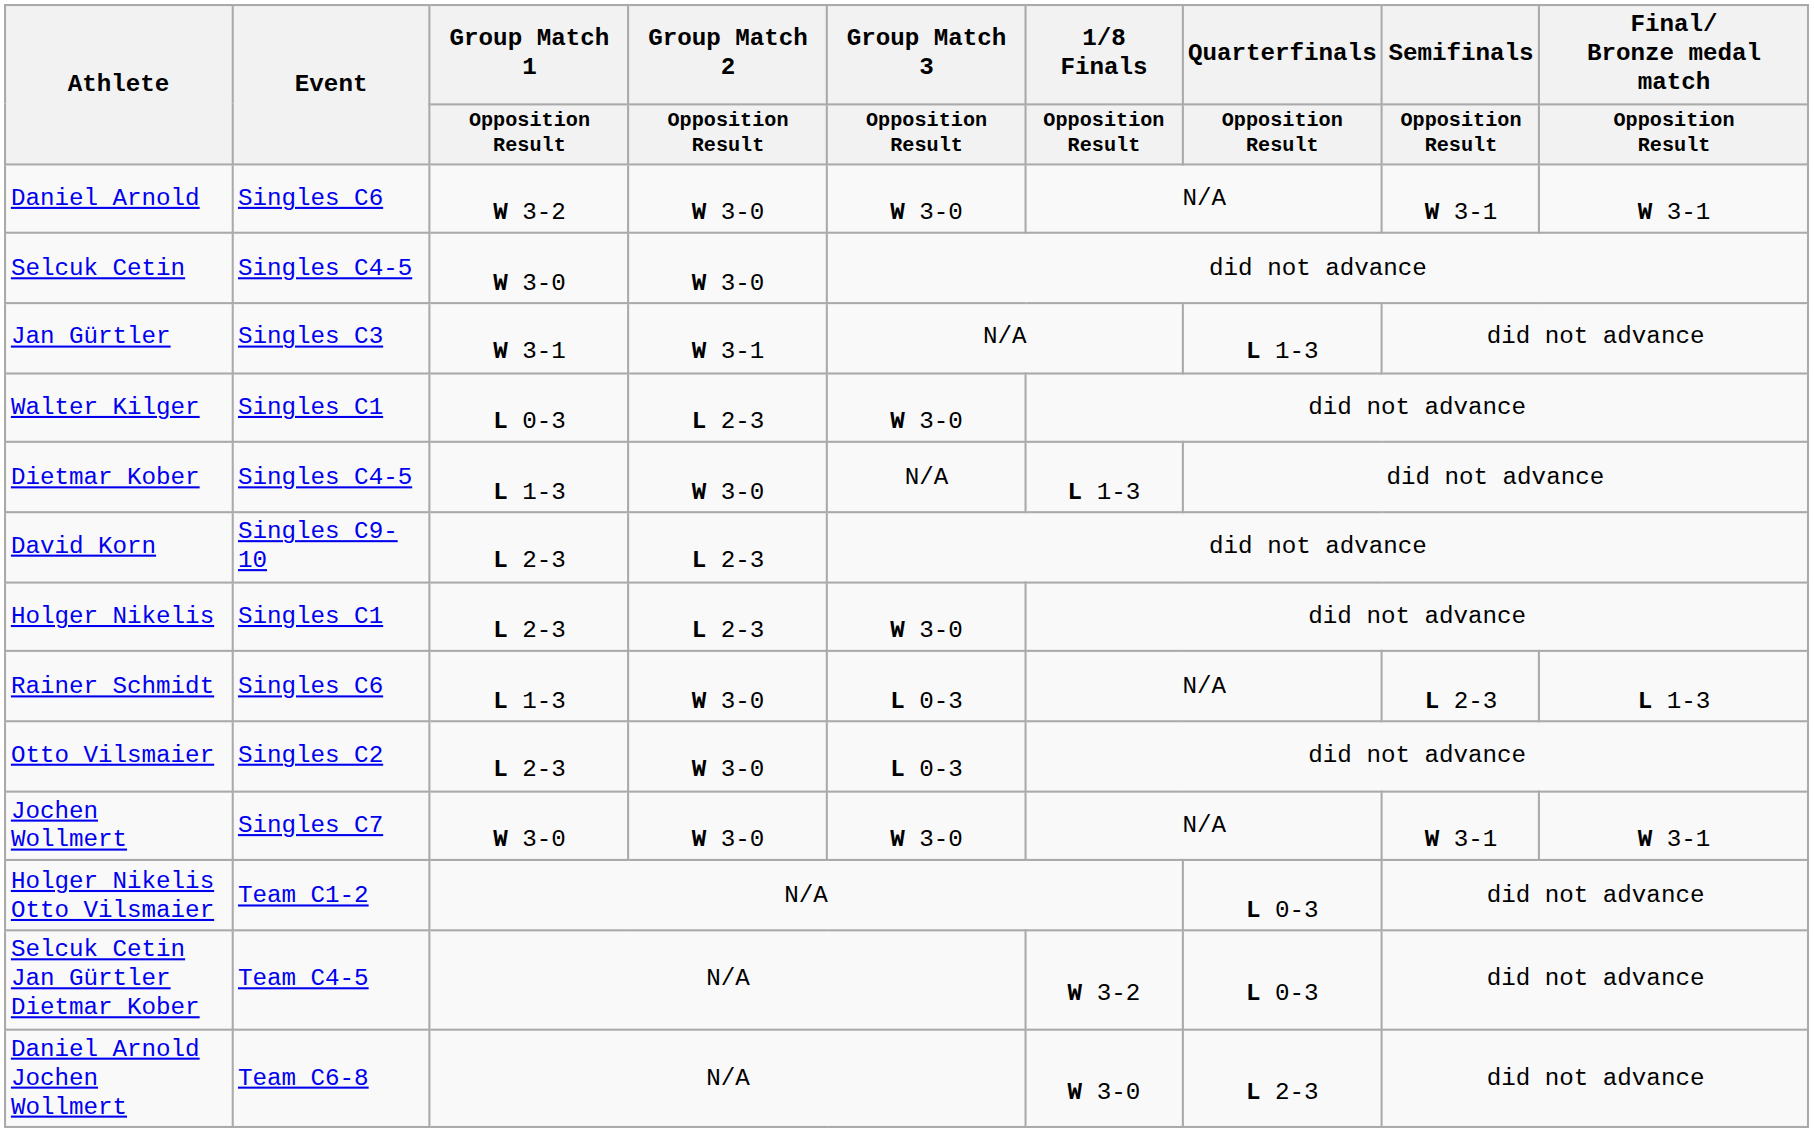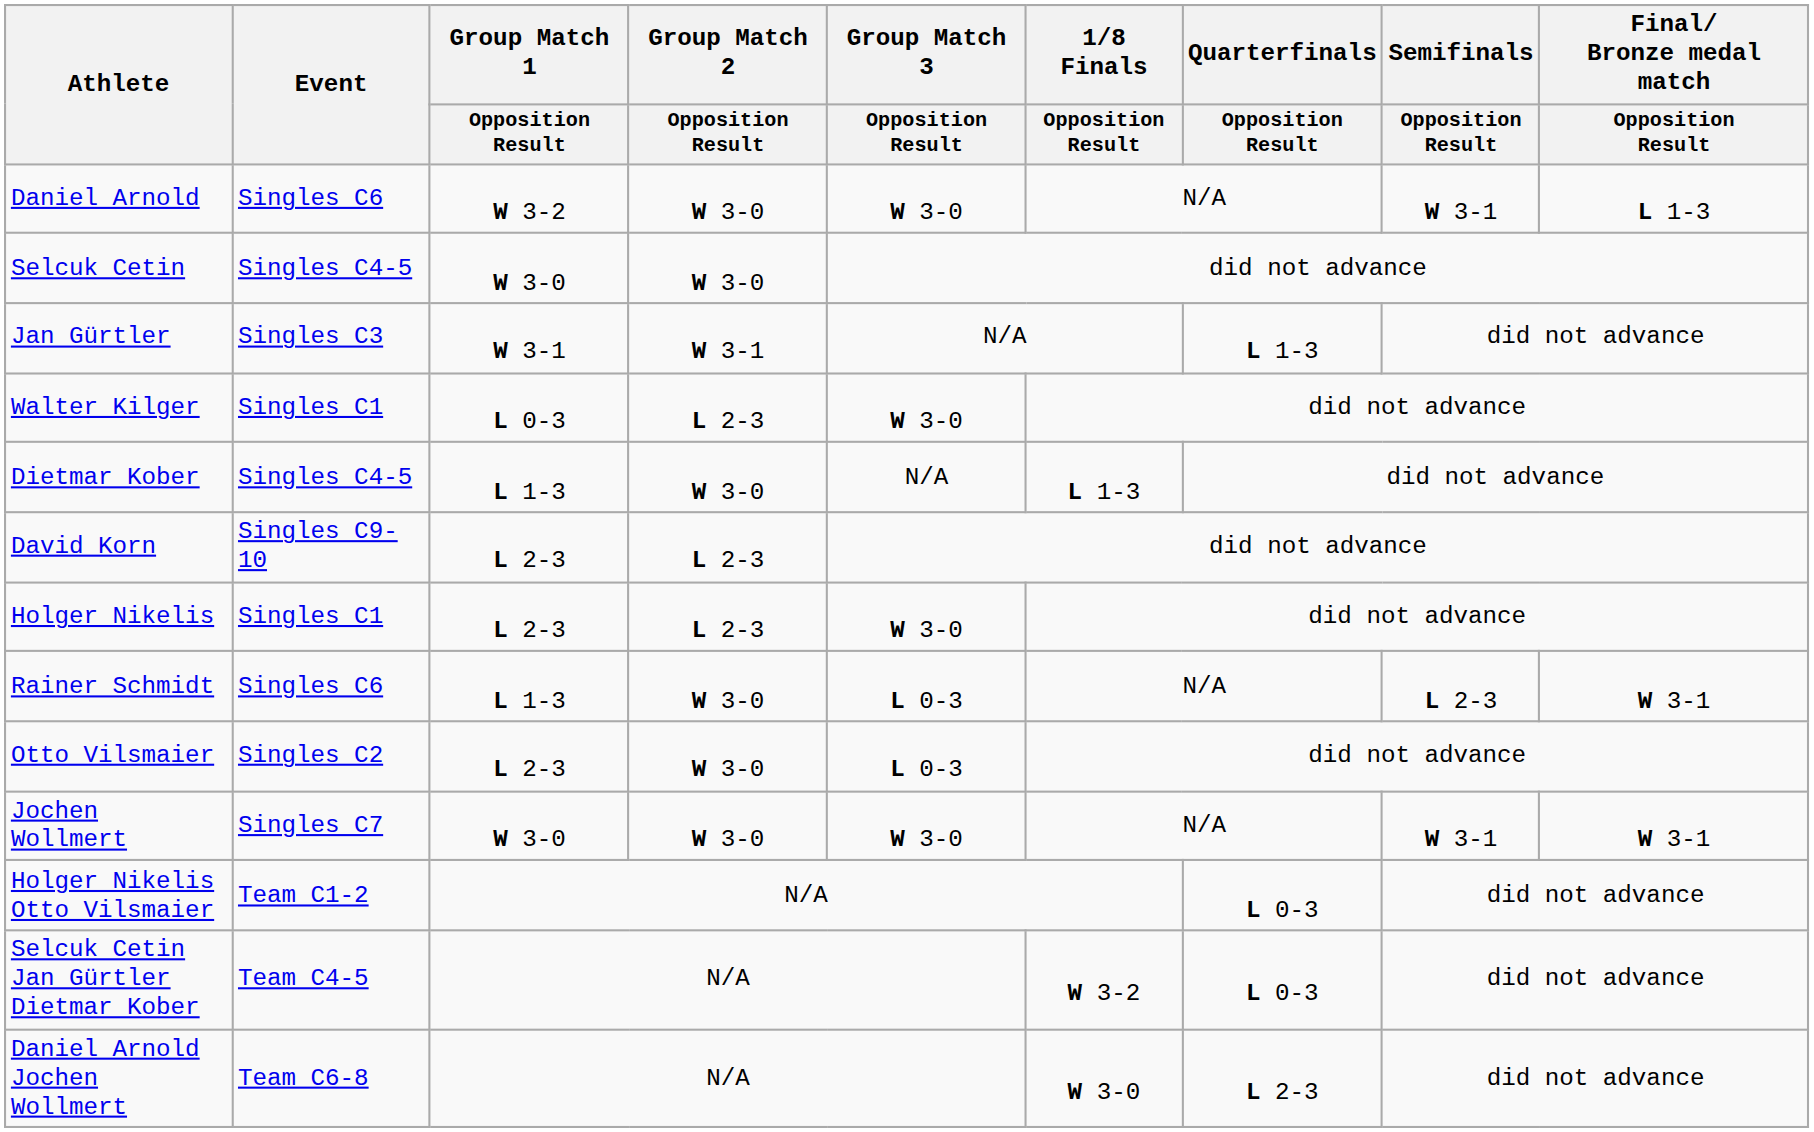(1674, 213) W 3-1 -> (1674, 213) L 1-3
(1674, 701) L 1-3 -> (1674, 701) W 3-1
